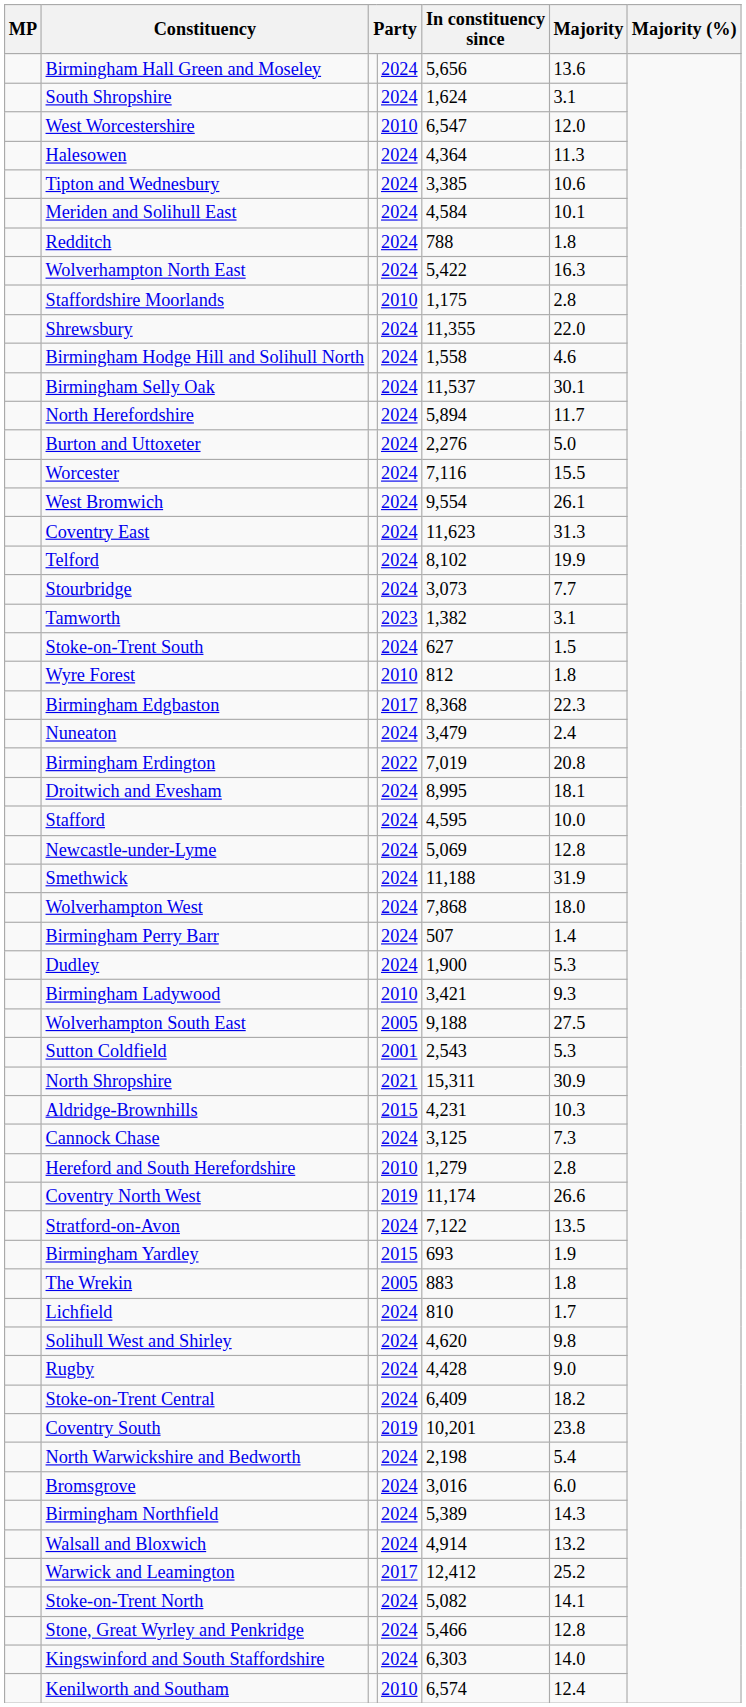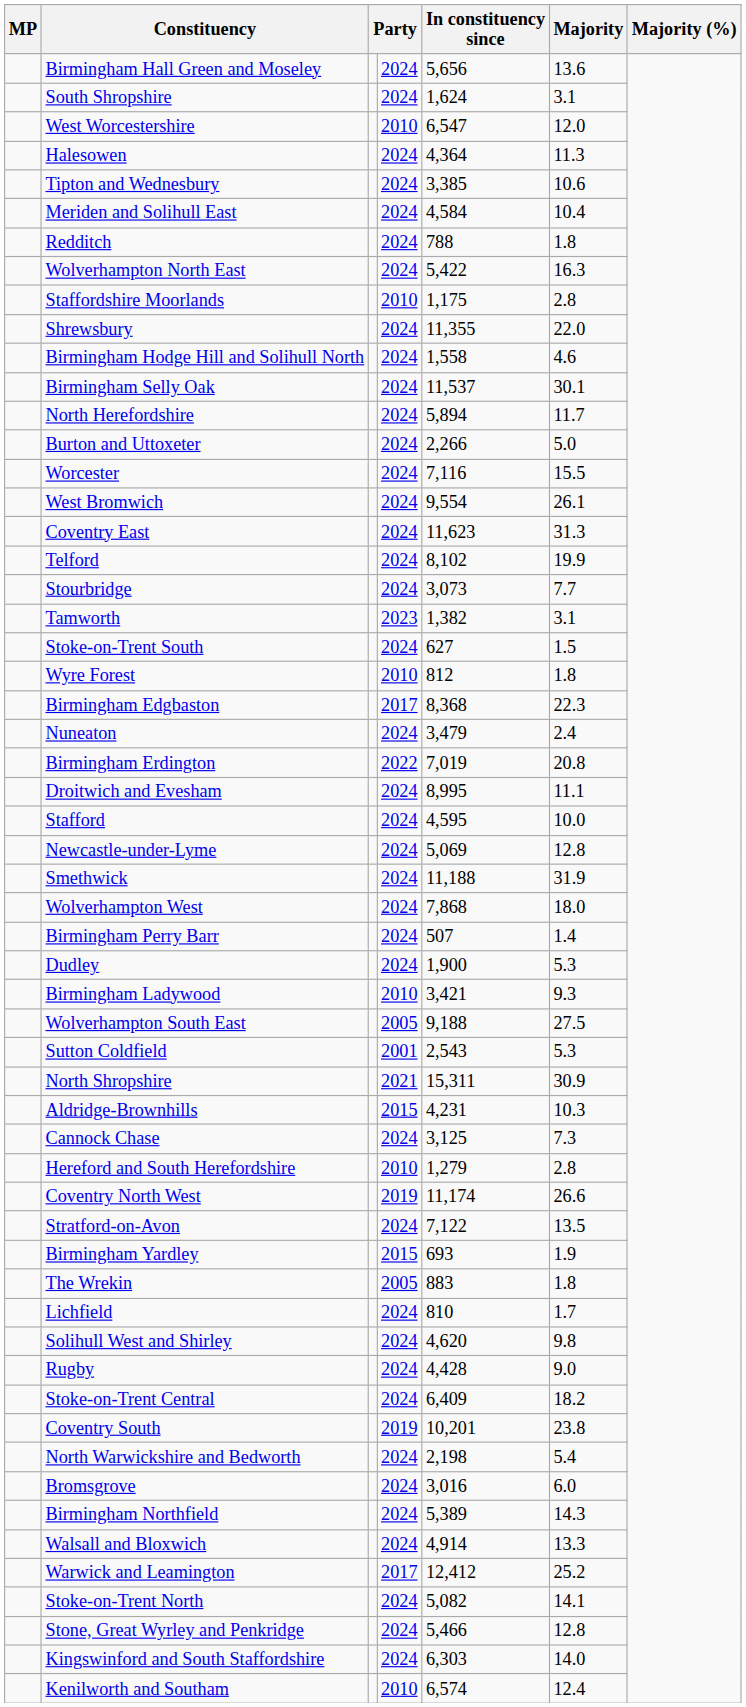(569, 213) 10.1 -> (569, 213) 10.4
(446, 444) 2,276 -> (446, 444) 2,266
(569, 791) 18.1 -> (569, 791) 11.1
(569, 1543) 13.2 -> (569, 1543) 13.3
